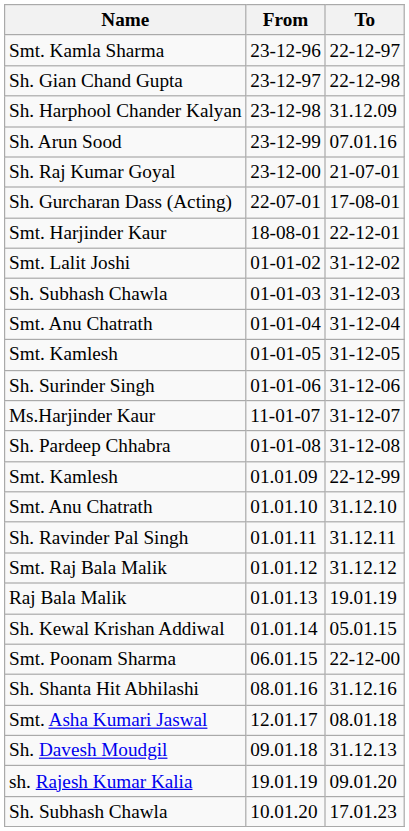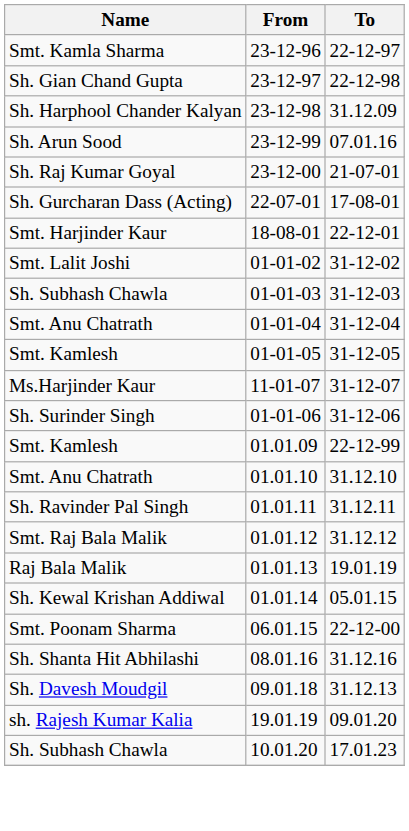rows swapped: (286, 385) <-> (285, 415)
- row: (286, 446)
- row: (284, 720)
